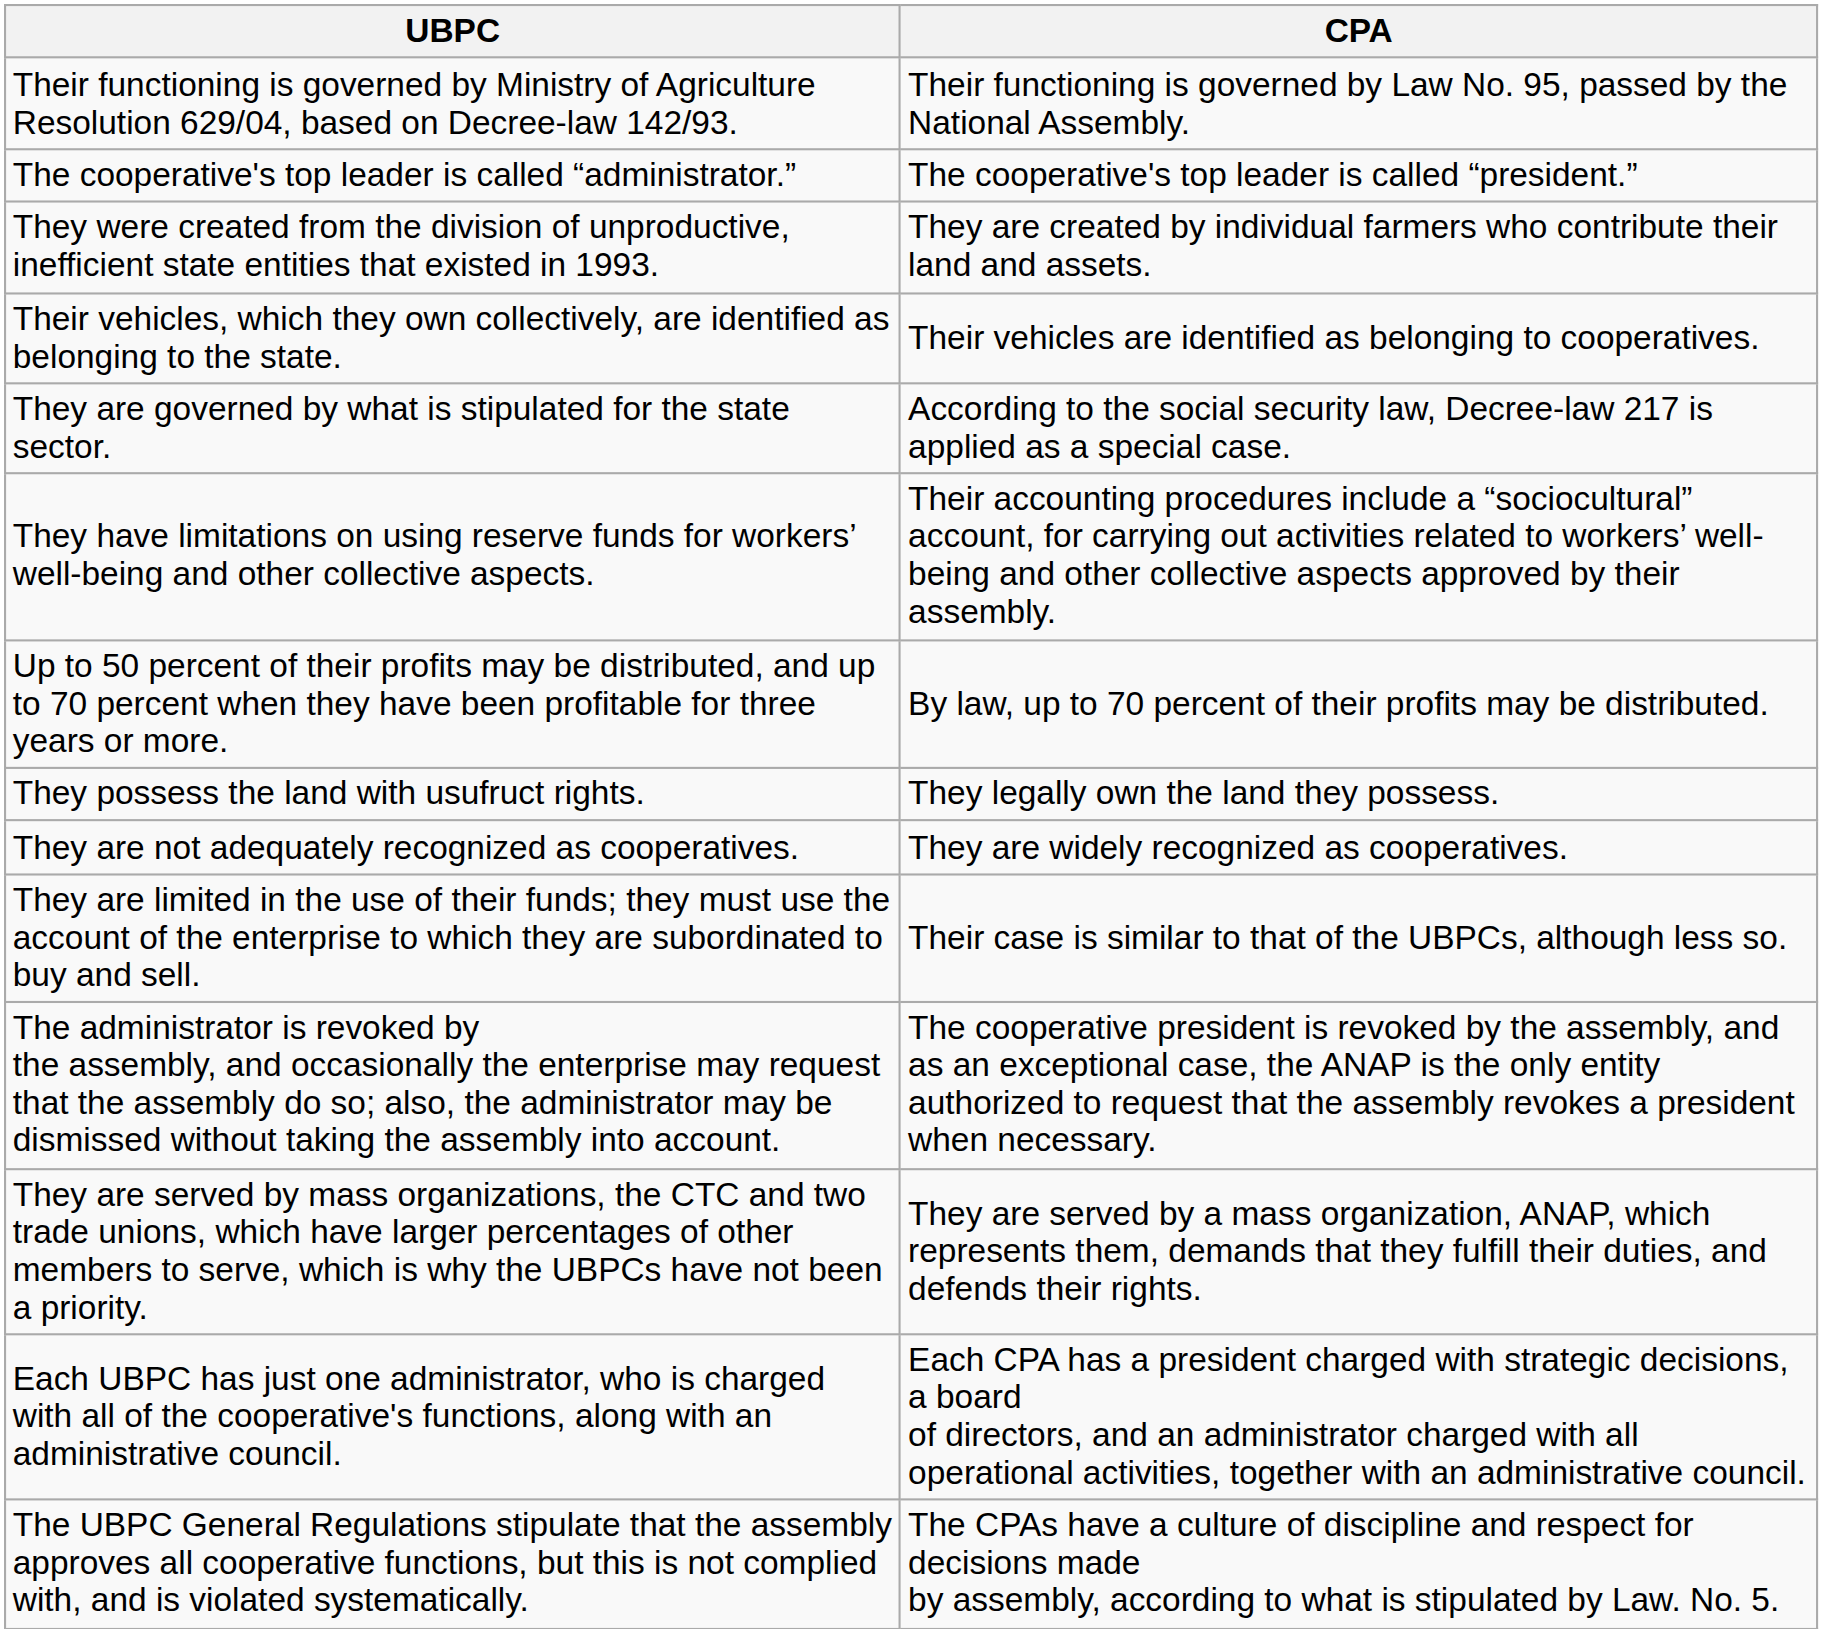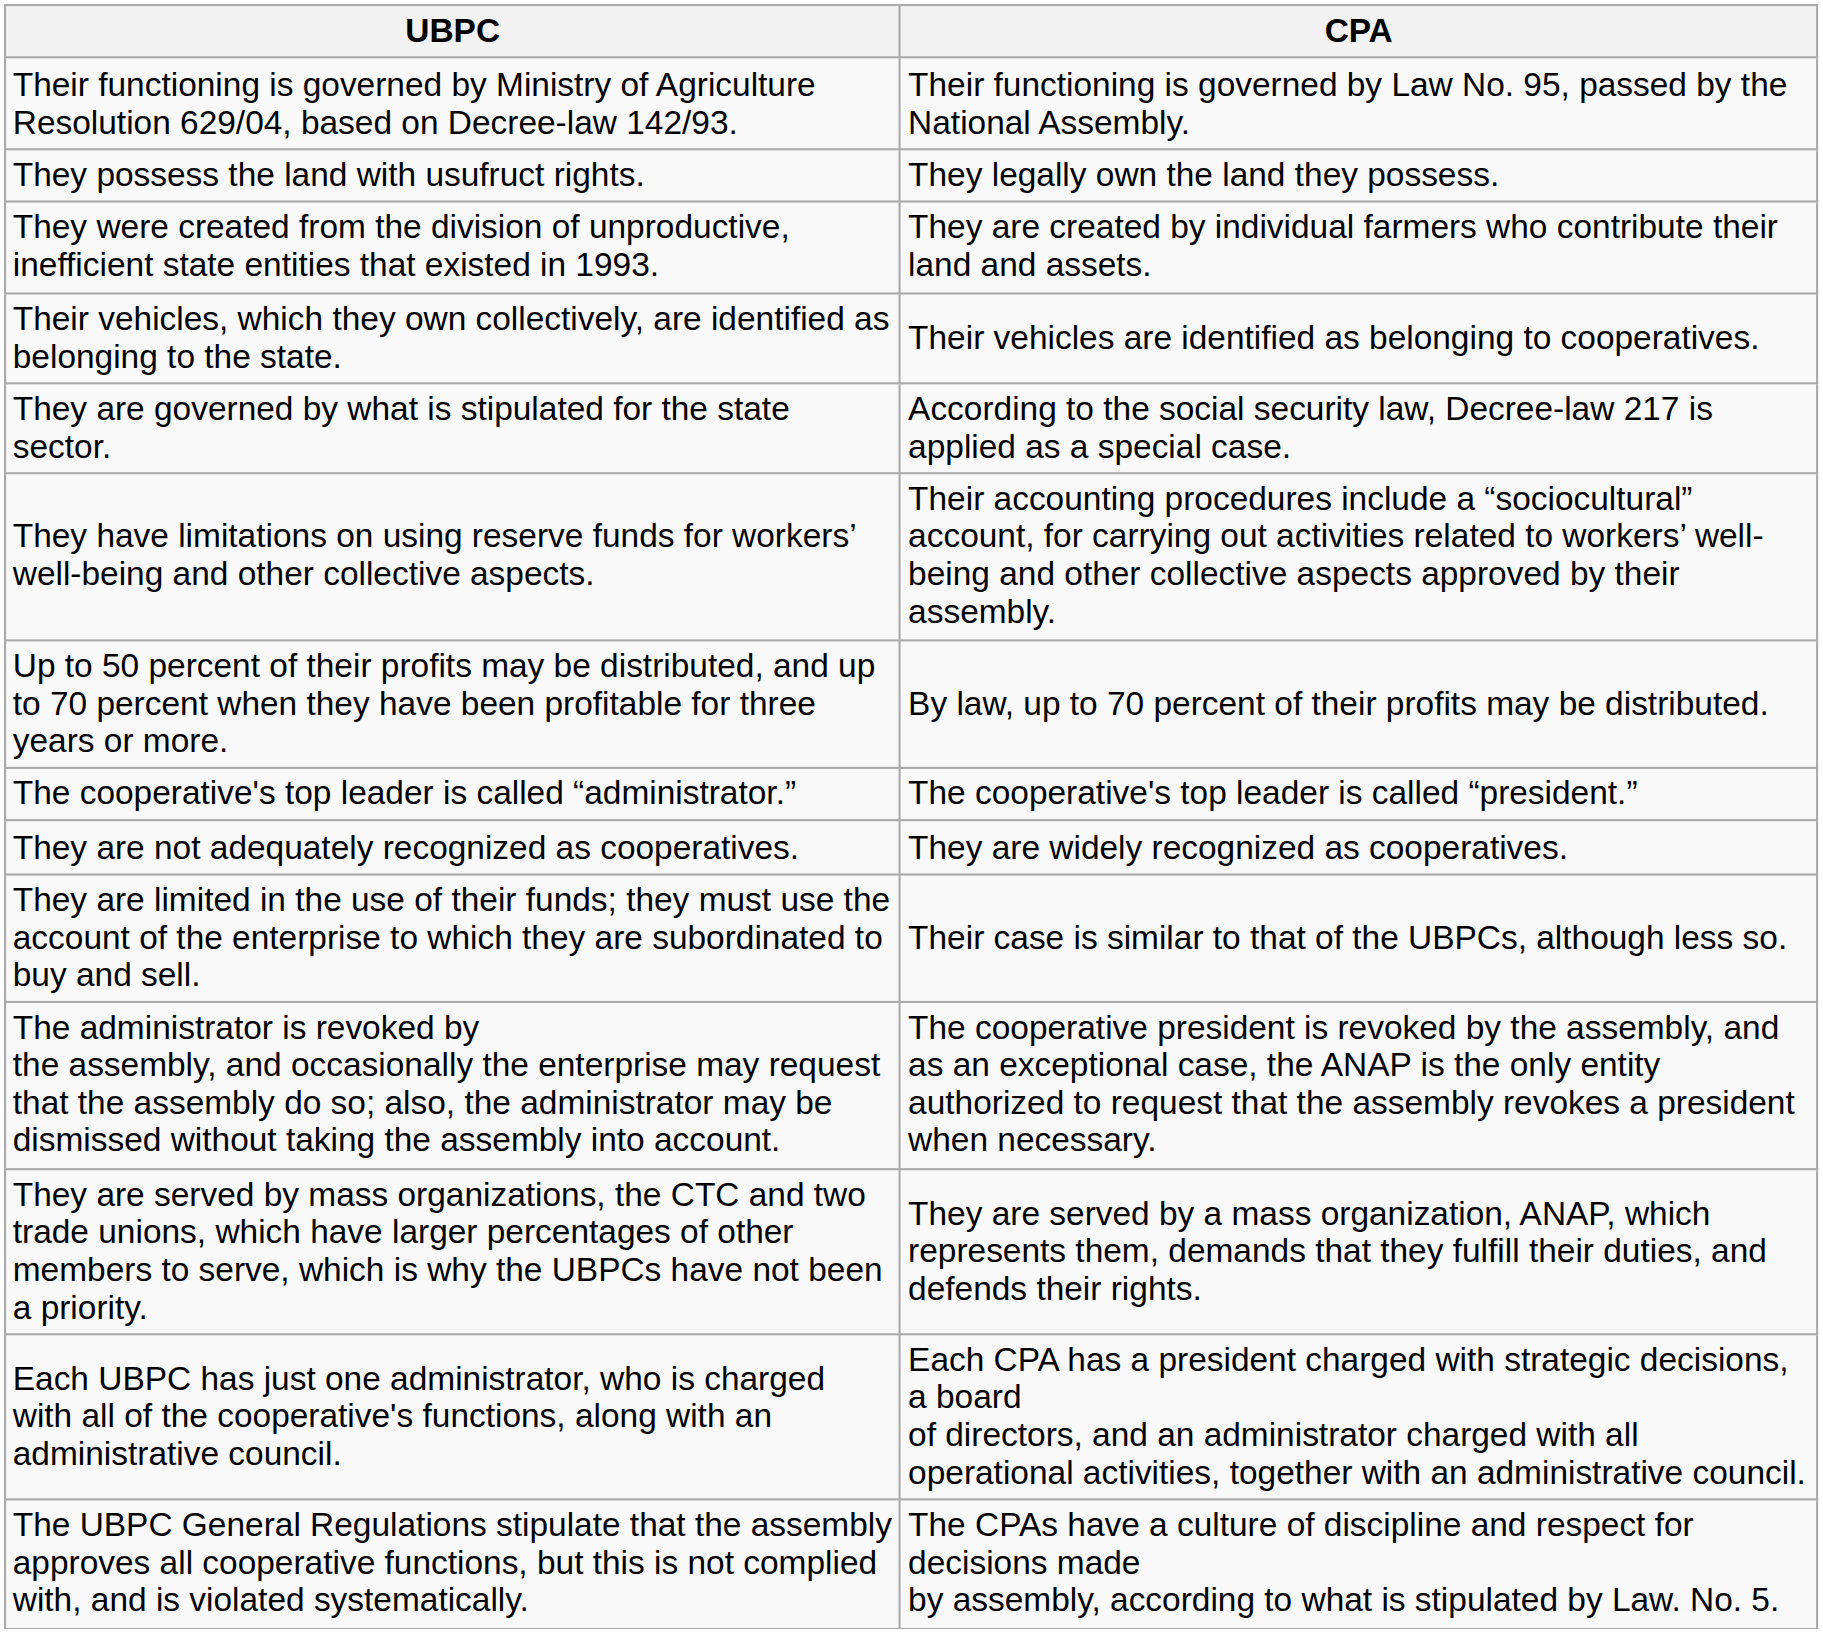rows swapped: (329, 793) <-> (404, 174)
